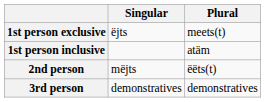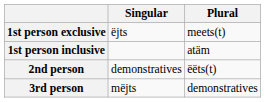(124, 69) mëjts -> (146, 69) demonstratives
(146, 87) demonstratives -> (124, 87) mëjts
